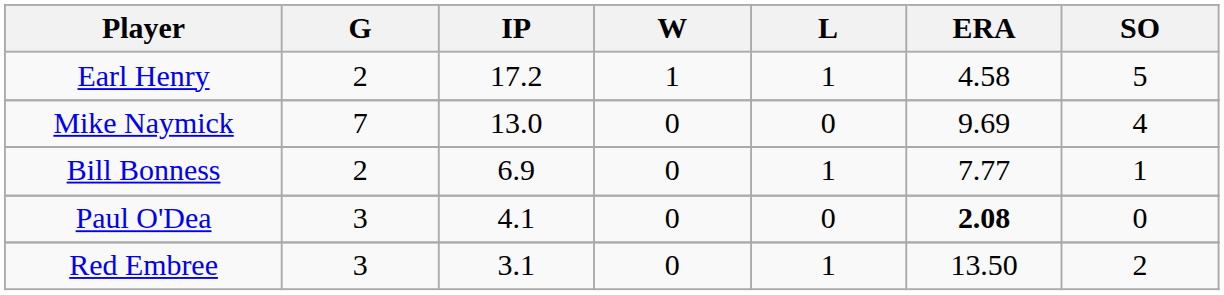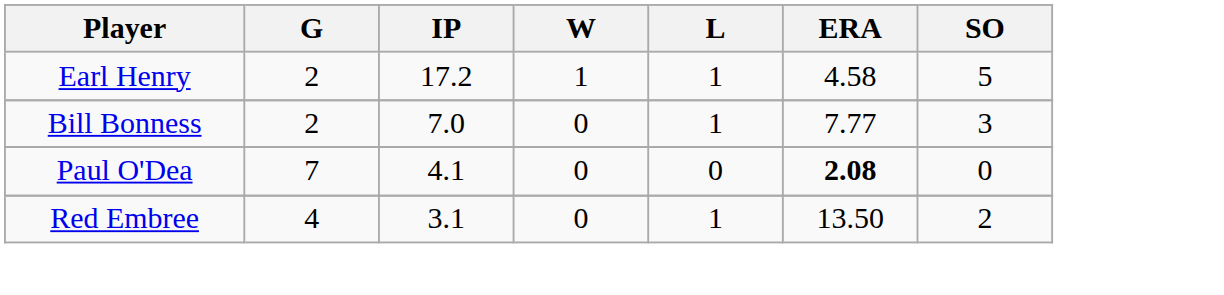- row: (144, 123)
(516, 170) 6.9 -> (446, 123) 7.0
(1140, 170) 1 -> (985, 123) 3
(360, 218) 3 -> (312, 170) 7
(360, 265) 3 -> (312, 218) 4
